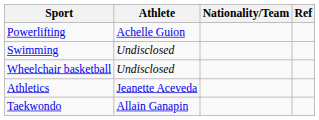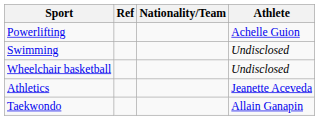columns swapped: (157, 13) <-> (303, 13)
